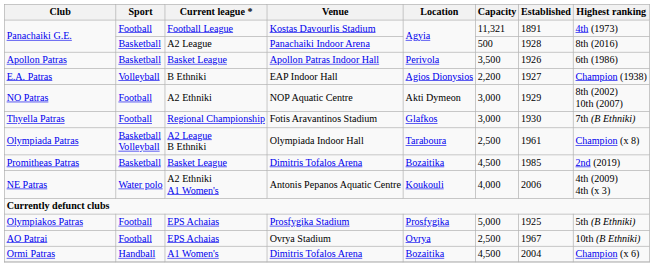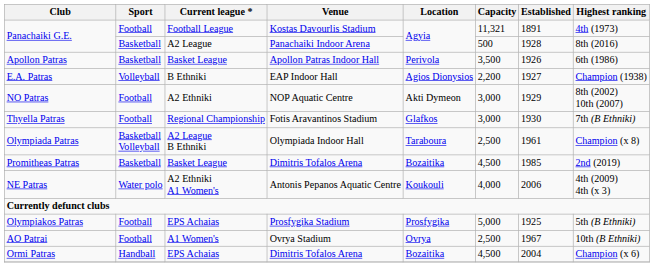(193, 238) EPS Achaias -> (193, 238) A1 Women's
(193, 254) A1 Women's -> (193, 254) EPS Achaias
